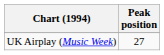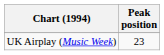(139, 41) 27 -> (139, 41) 23
